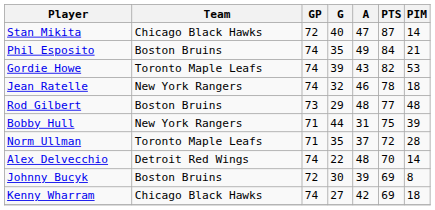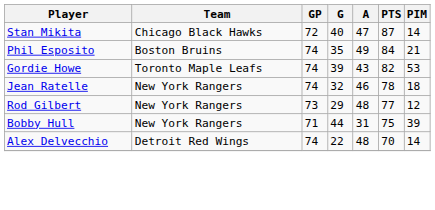(178, 105) Boston Bruins -> (189, 105) New York Rangers
(414, 105) 48 -> (414, 105) 12
- row: (44, 141)
- row: (47, 178)
- row: (51, 196)
